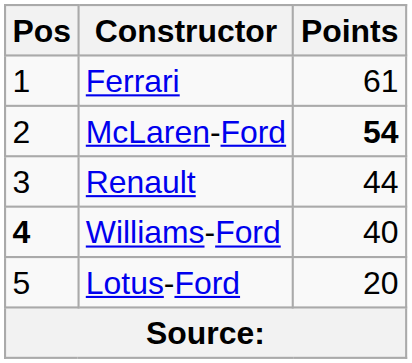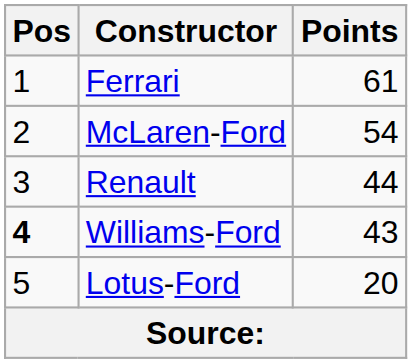(381, 132) bold -> (381, 132) normal
(381, 233) 40 -> (381, 233) 43
